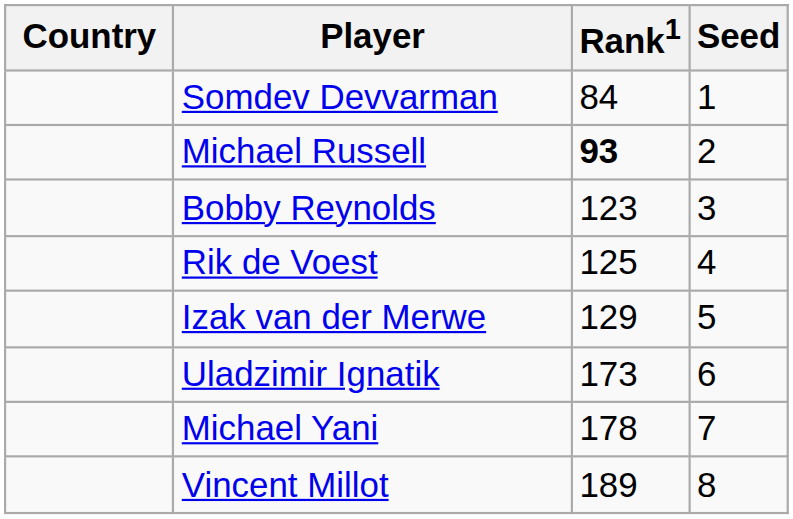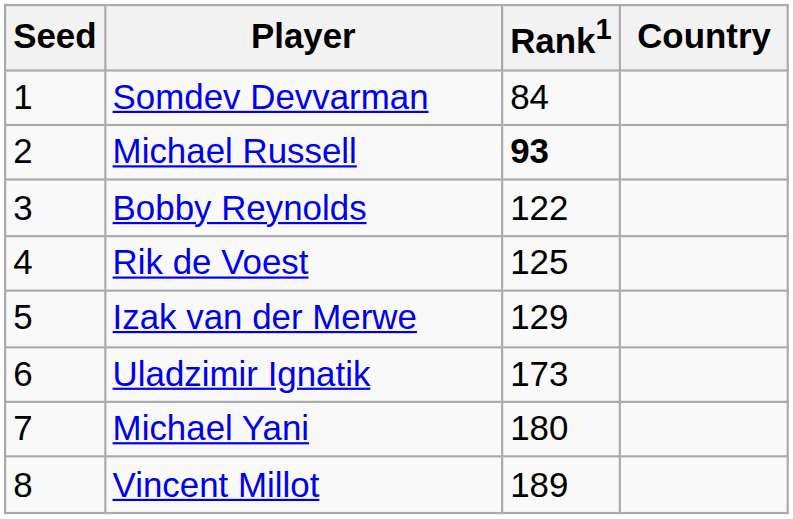columns swapped: (89, 36) <-> (739, 36)
(608, 207) 123 -> (539, 207) 122
(608, 428) 178 -> (539, 428) 180
